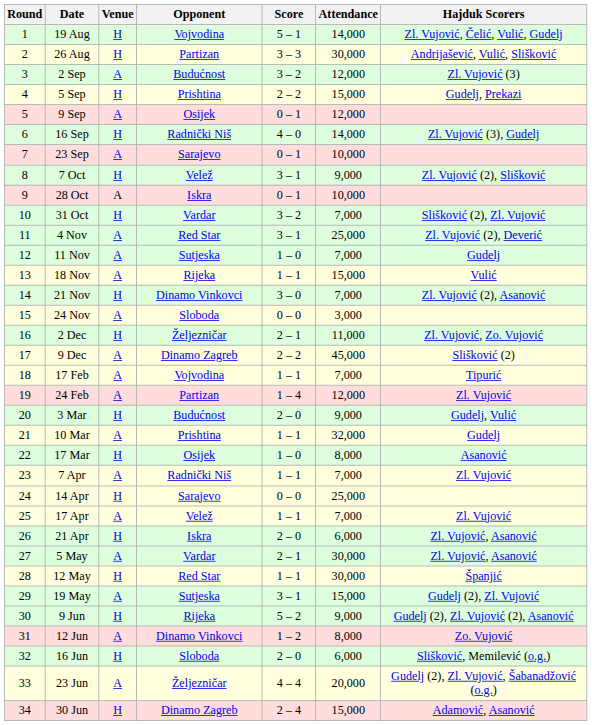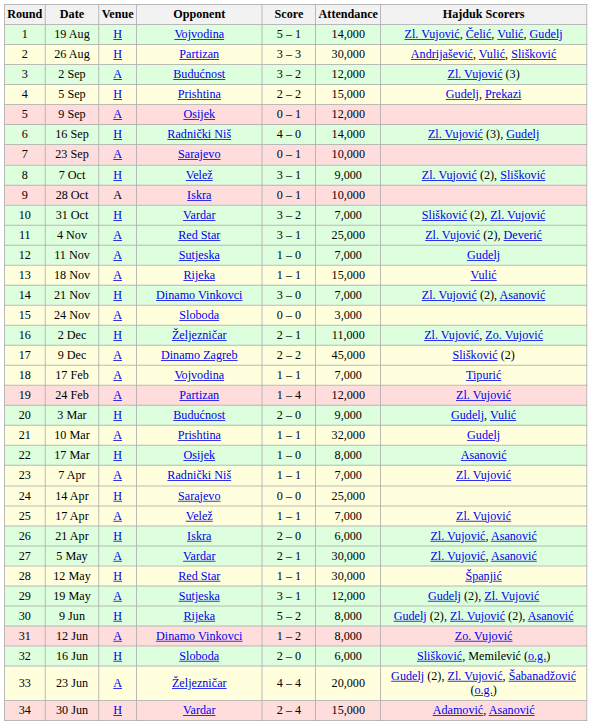(348, 596) 15,000 -> (348, 596) 12,000
(348, 616) 9,000 -> (348, 616) 8,000
(199, 710) Dinamo Zagreb -> (199, 710) Vardar
